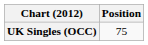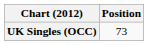(121, 31) 75 -> (121, 31) 73
